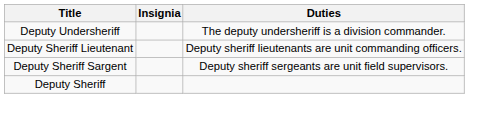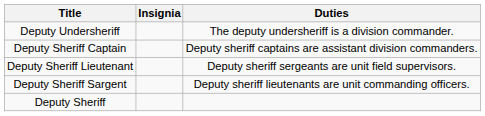+ row: (70, 48)
(324, 48) Deputy sheriff lieutenants are unit commanding officers. -> (332, 66) Deputy sheriff sergeants are unit field supervisors.
(324, 66) Deputy sheriff sergeants are unit field supervisors. -> (332, 84) Deputy sheriff lieutenants are unit commanding officers.
